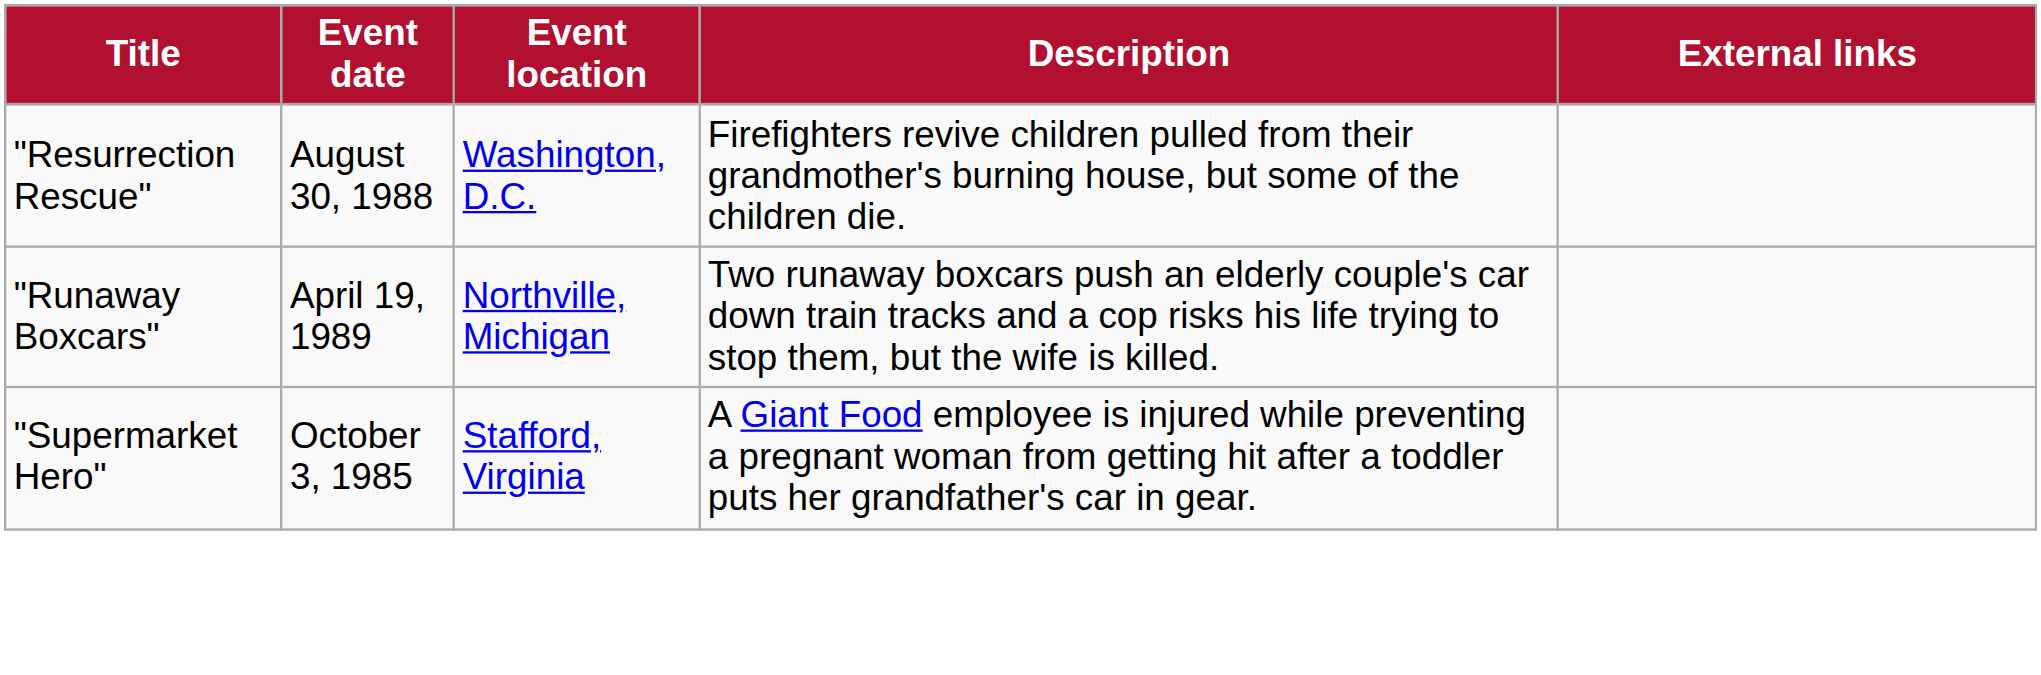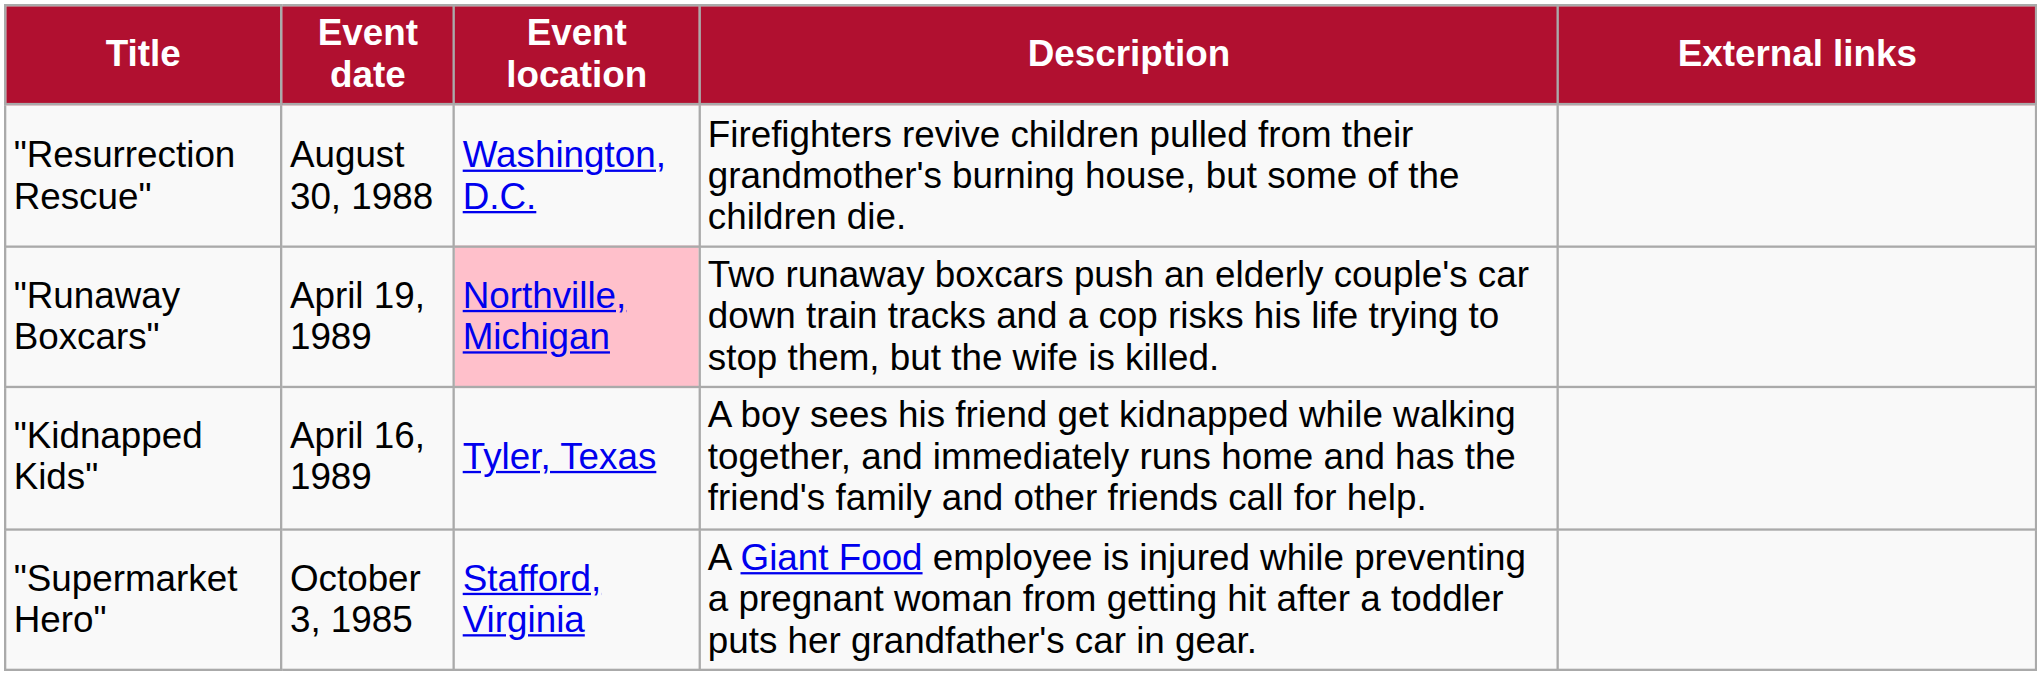(545, 316) no background -> (545, 316) pink background
+ row: (108, 457)
